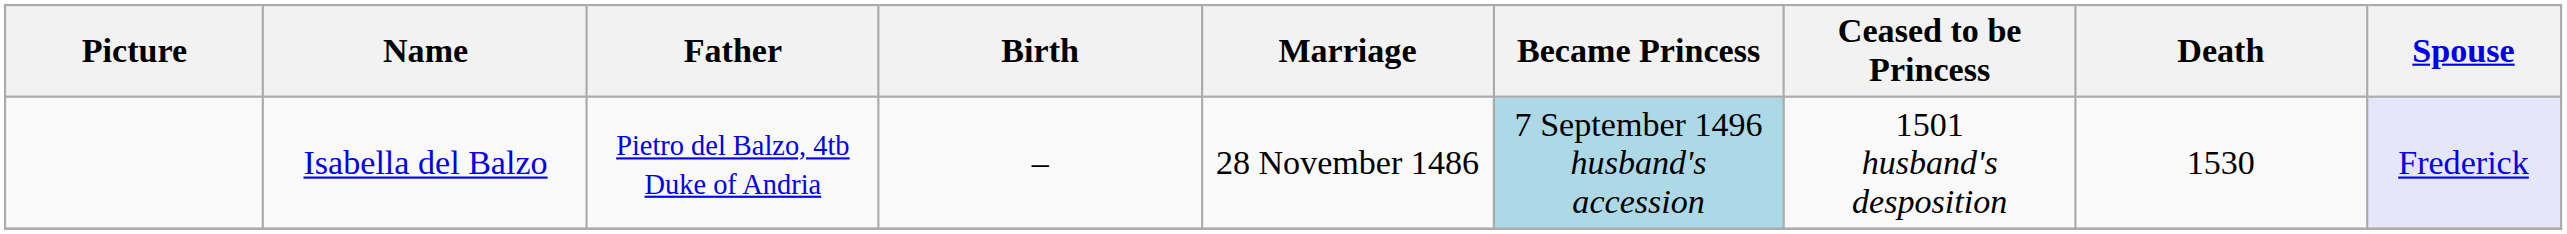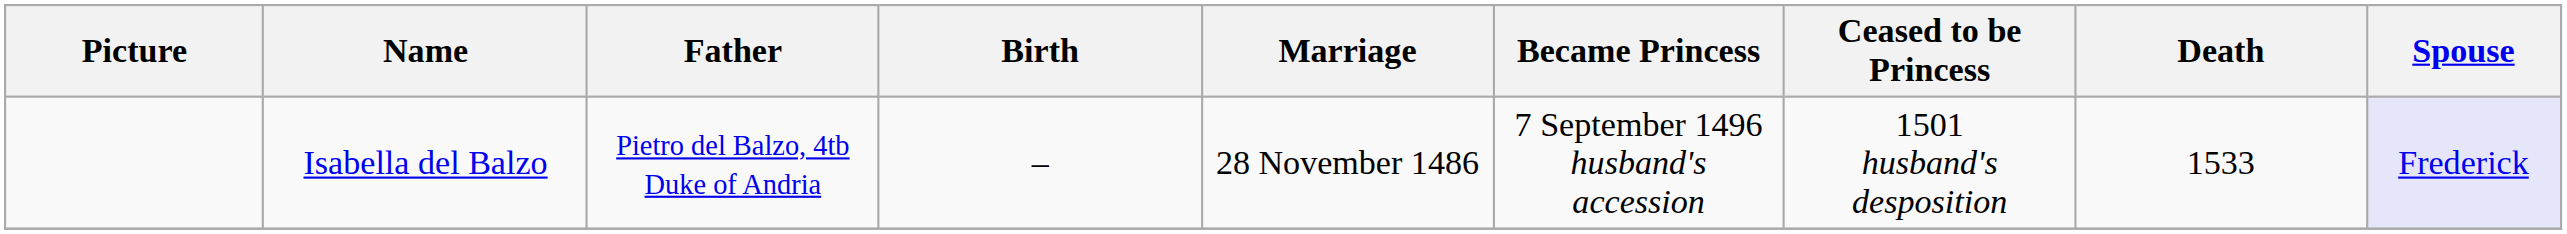(1639, 162) lightblue background -> (1639, 162) no background
(2221, 162) 1530 -> (2221, 162) 1533
